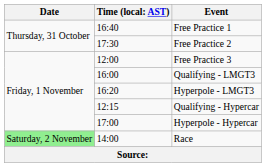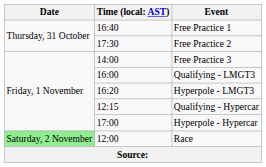(108, 59) 12:00 -> (108, 59) 14:00
(108, 138) 14:00 -> (108, 138) 12:00
